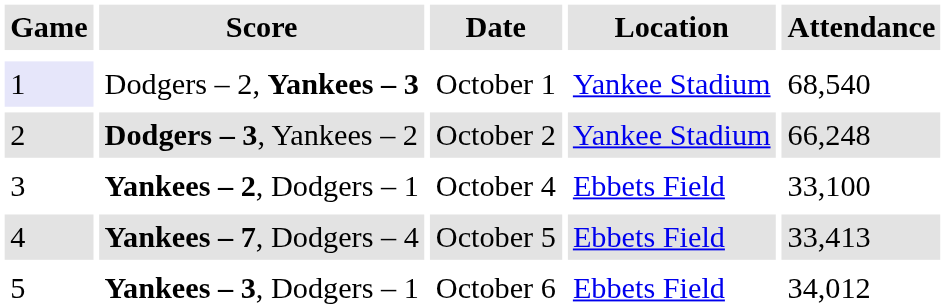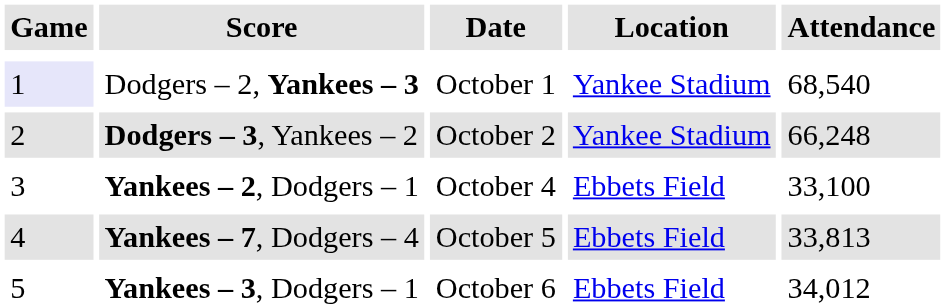(829, 236) 33,413 -> (829, 236) 33,813
